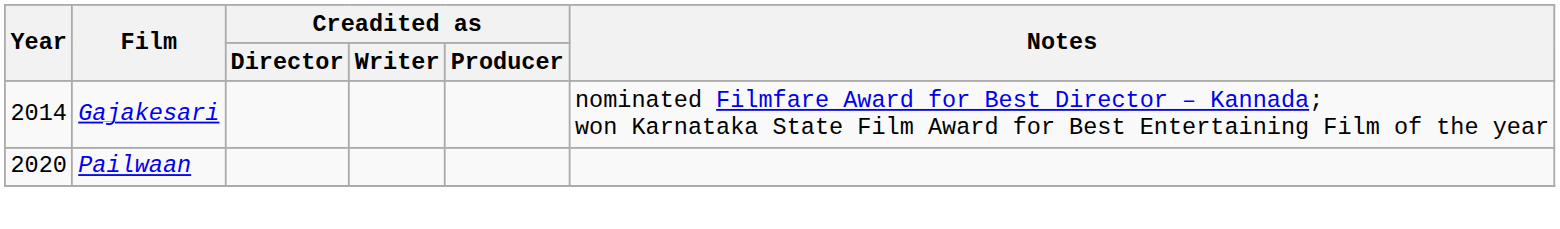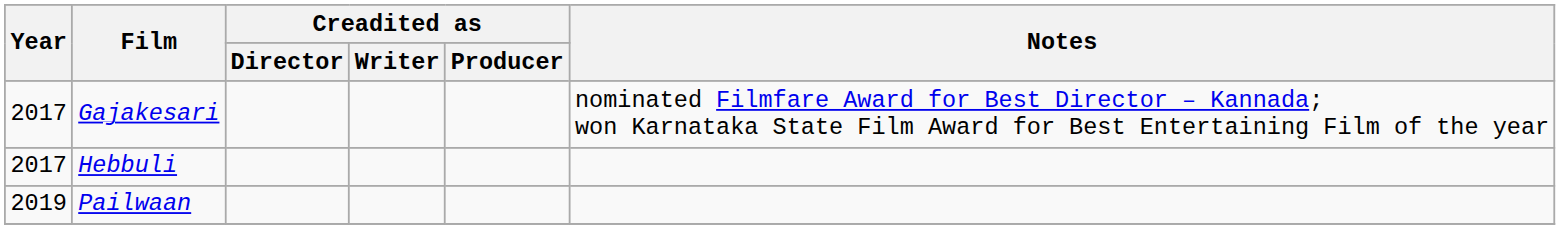(39, 114) 2014 -> (39, 114) 2017
+ row: (128, 166)
(39, 166) 2020 -> (39, 205) 2019
